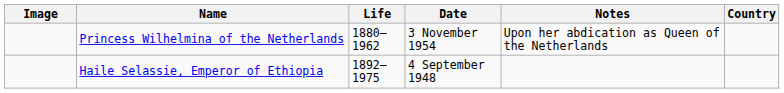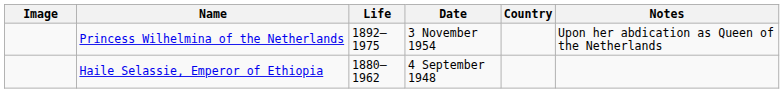columns swapped: (752, 14) <-> (613, 14)
(369, 39) 1880–1962 -> (369, 39) 1892–1975
(369, 72) 1892–1975 -> (369, 72) 1880–1962
